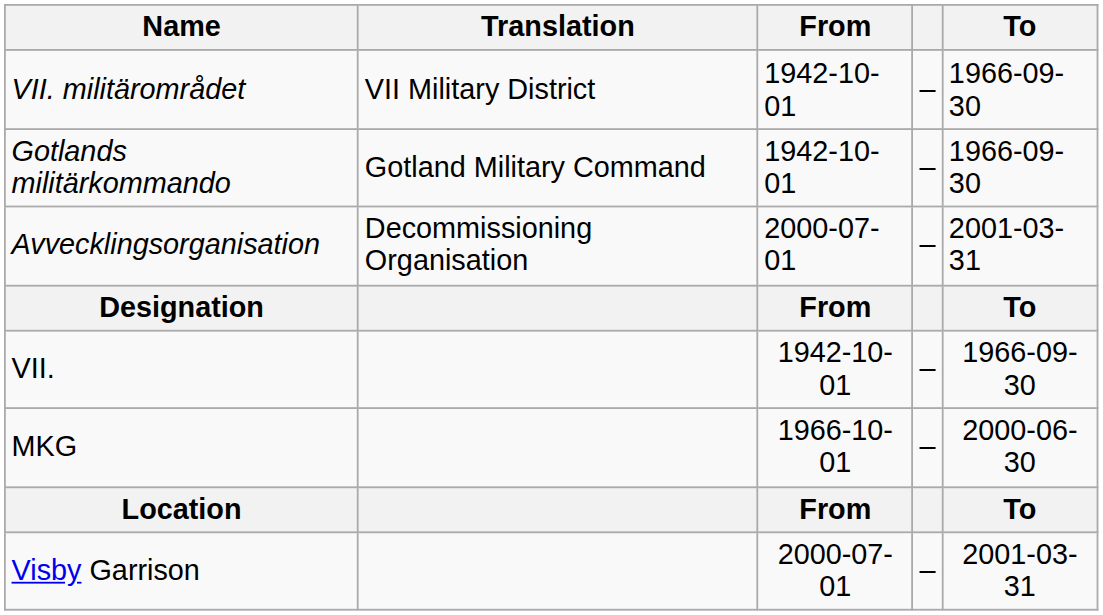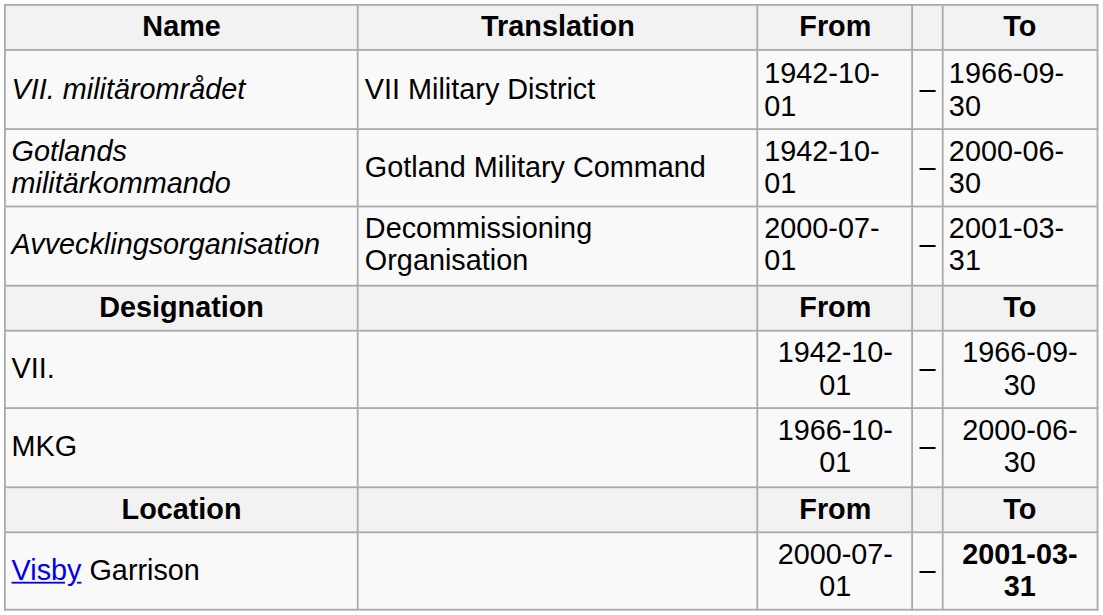(1007, 167) 1966-09-30 -> (1007, 167) 2000-06-30
(1020, 570) normal -> (1020, 570) bold
